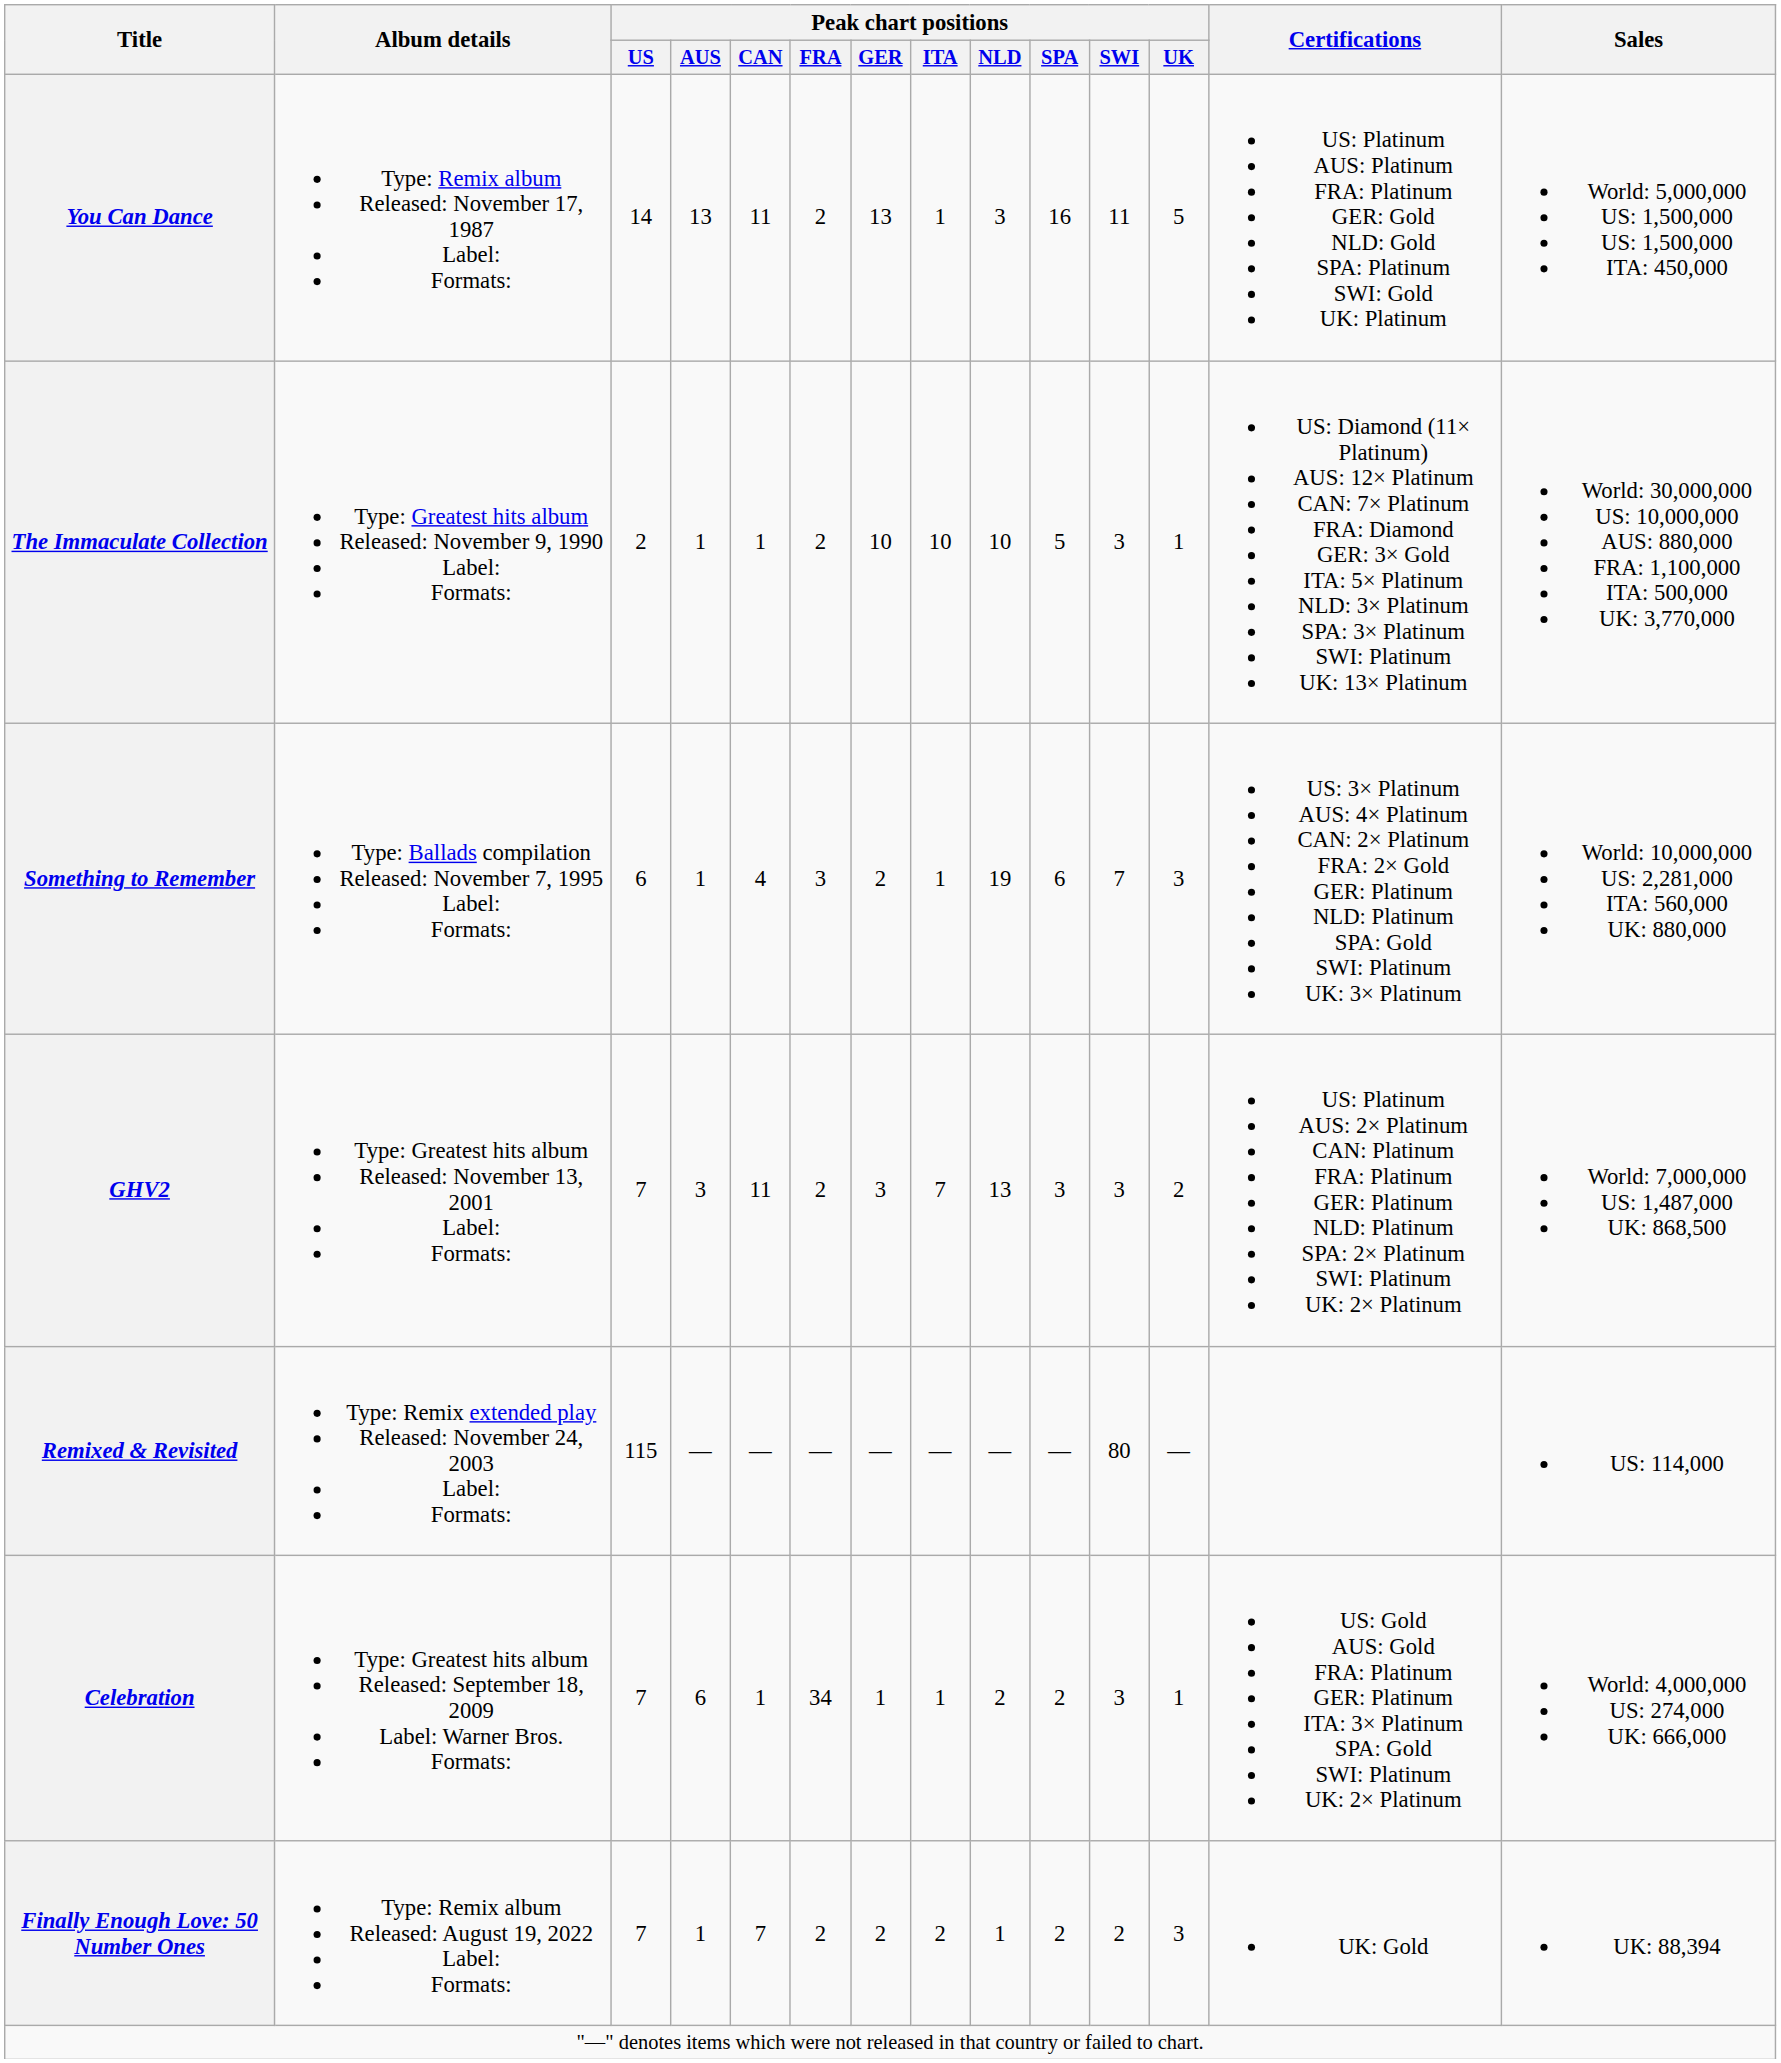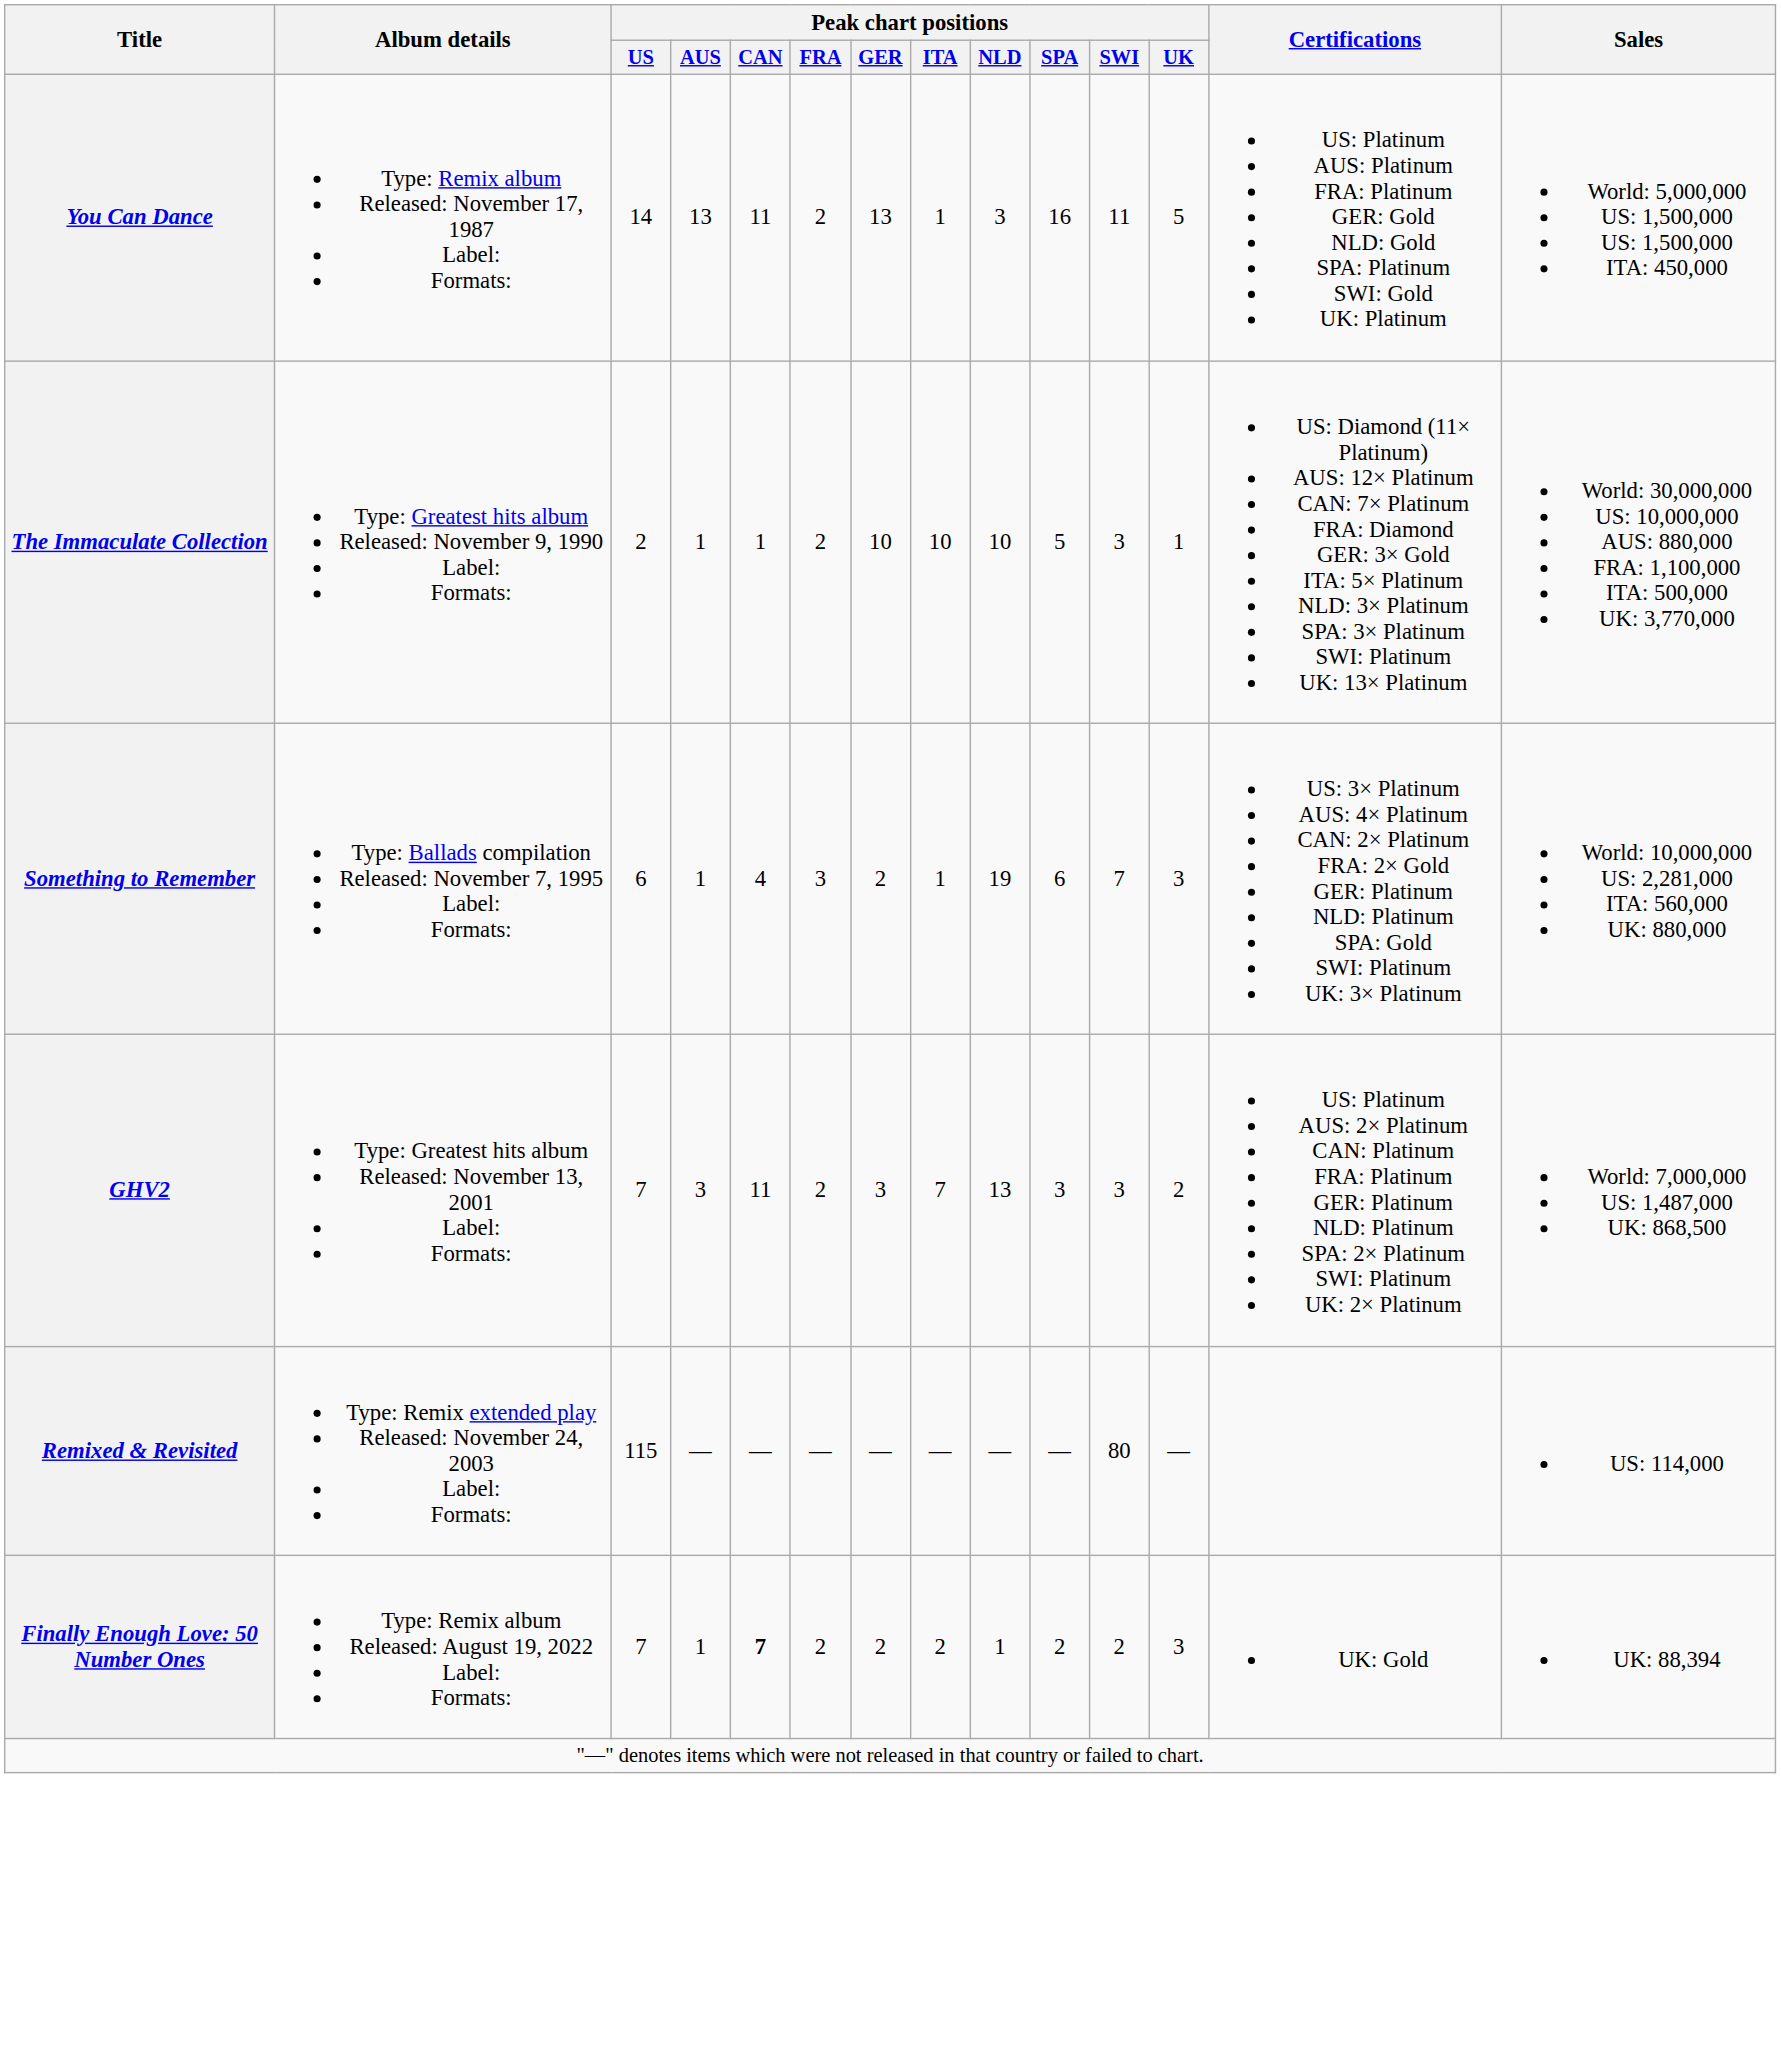- row: (140, 1698)
(760, 1932) normal -> (760, 1646) bold
